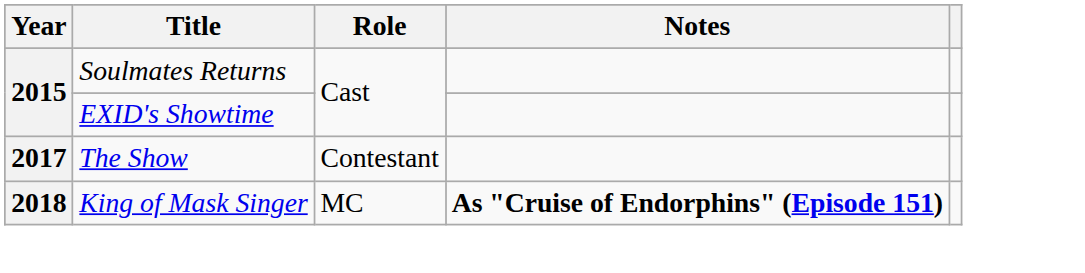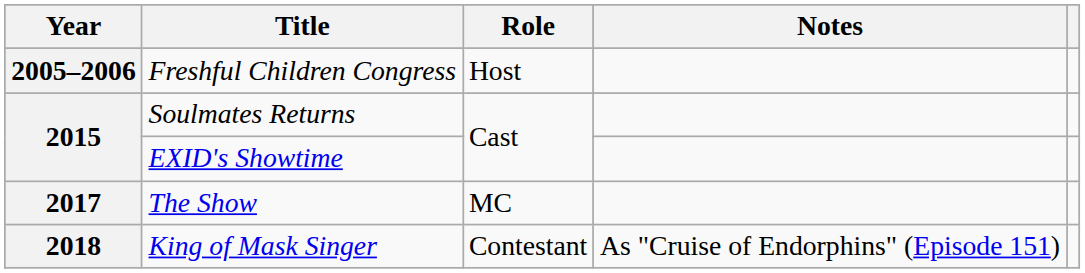+ row: (302, 70)
(380, 158) Contestant -> (490, 202) MC
(342, 202) MC -> (528, 245) Contestant
(697, 202) bold -> (830, 245) normal
